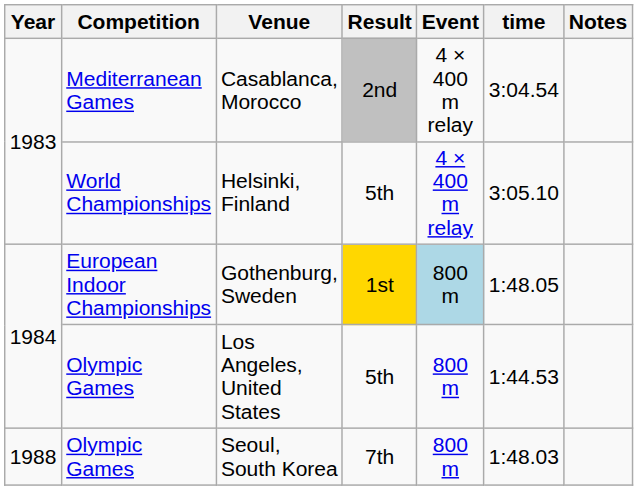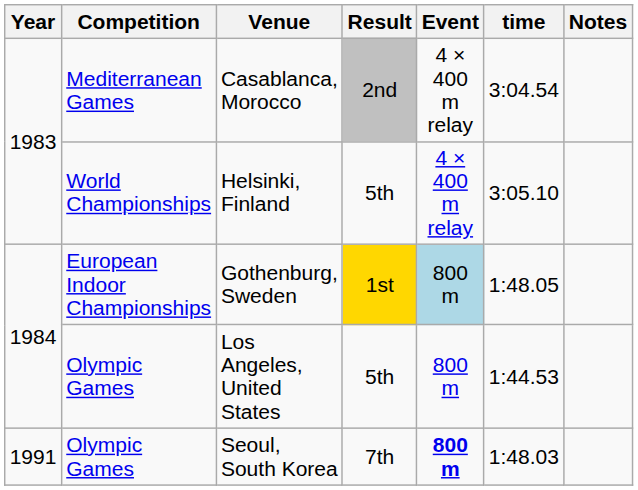(33, 456) 1988 -> (33, 456) 1991
(450, 456) normal -> (450, 456) bold
